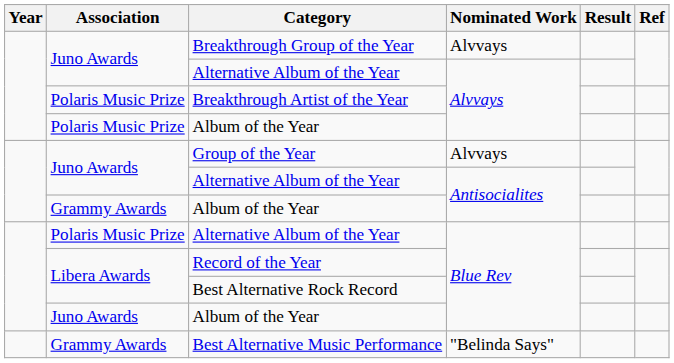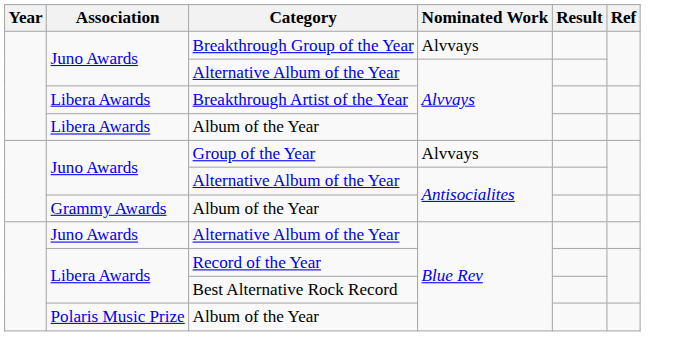(118, 99) Polaris Music Prize -> (100, 99) Libera Awards
(118, 126) Polaris Music Prize -> (100, 126) Libera Awards
(118, 235) Polaris Music Prize -> (94, 235) Juno Awards
(94, 316) Juno Awards -> (118, 316) Polaris Music Prize
- row: (317, 343)
